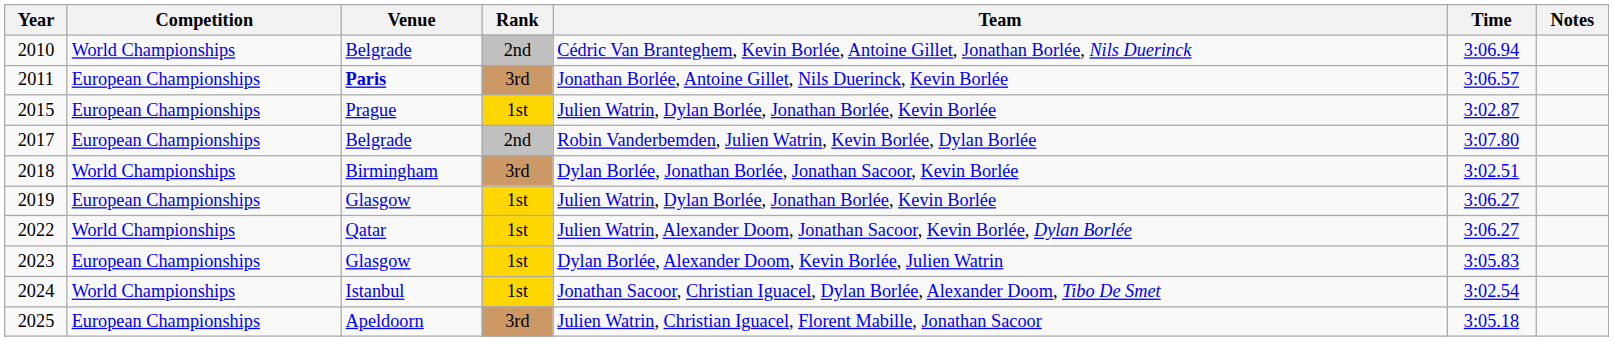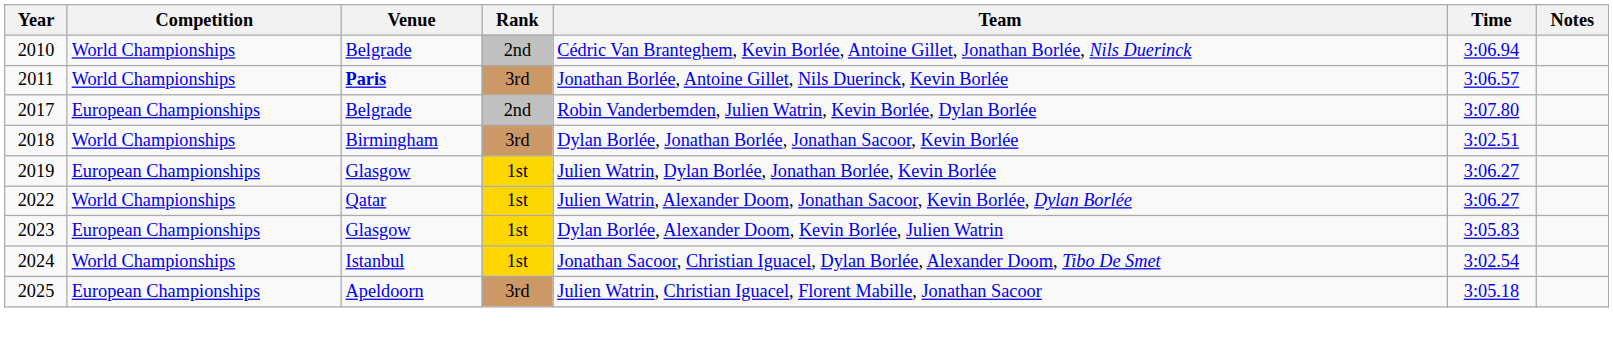(166, 80) European Championships -> (153, 80) World Championships
- row: (36, 110)
